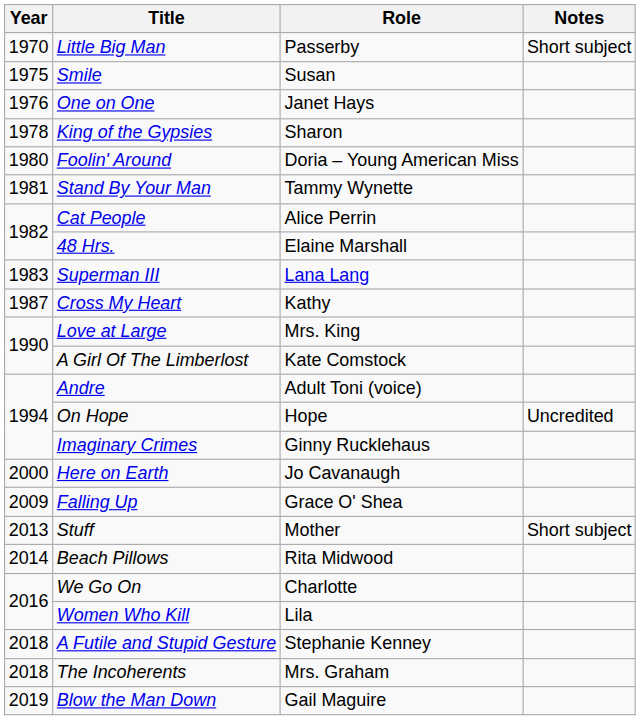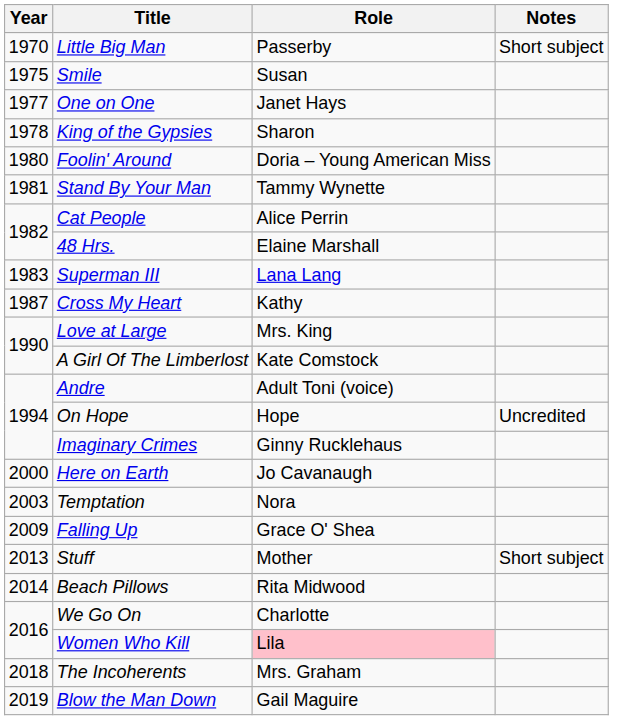(29, 103) 1976 -> (29, 103) 1977
+ row: (101, 501)
(299, 615) no background -> (271, 643) pink background
- row: (167, 643)
